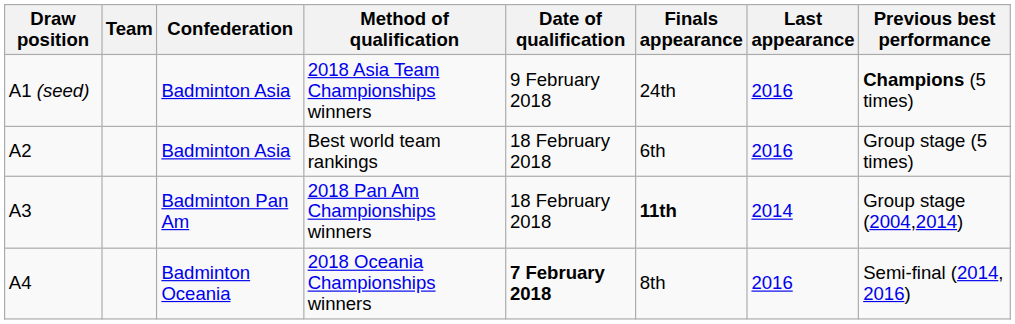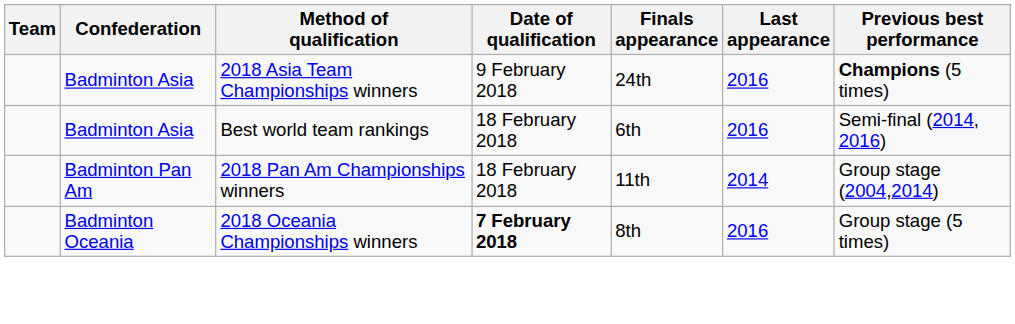- column: (53, 29)
(925, 151) Group stage (5 times) -> (909, 130) Semi-final (2014, 2016)
(658, 211) bold -> (633, 180) normal
(933, 283) Semi-final (2014, 2016) -> (901, 230) Group stage (5 times)
